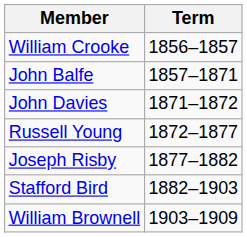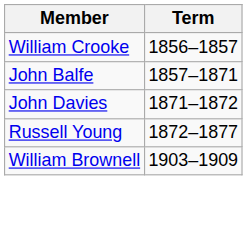- row: (62, 160)
- row: (58, 189)
